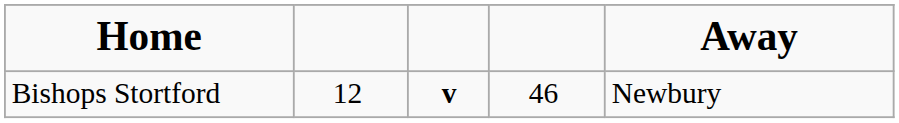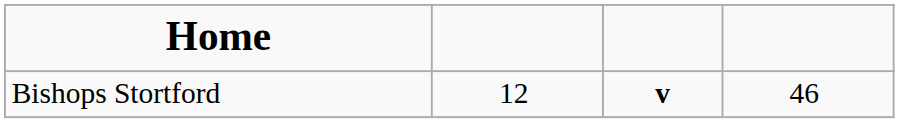- column: (749, 37)
